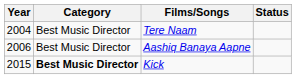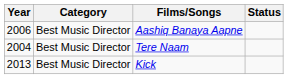rows swapped: (170, 30) <-> (197, 47)
(19, 64) 2015 -> (19, 64) 2013
(87, 64) bold -> (83, 64) normal
